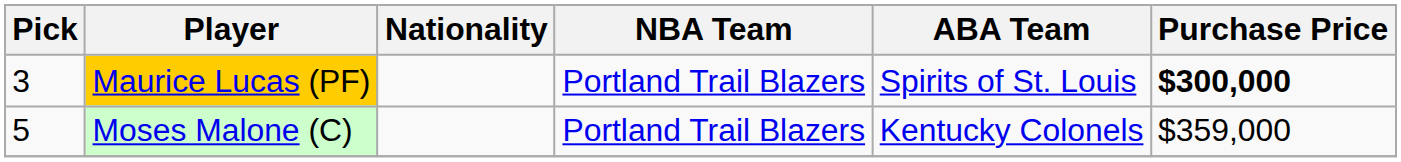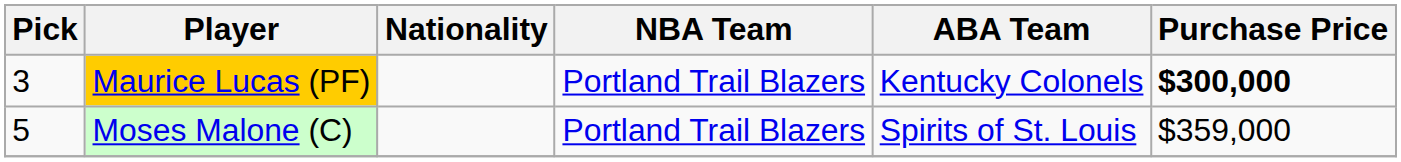(1008, 80) Spirits of St. Louis -> (1012, 80) Kentucky Colonels
(1012, 130) Kentucky Colonels -> (1008, 130) Spirits of St. Louis
